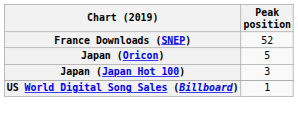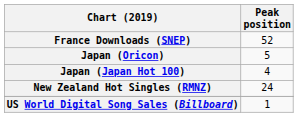(267, 72) 3 -> (267, 72) 4
+ row: (123, 88)
